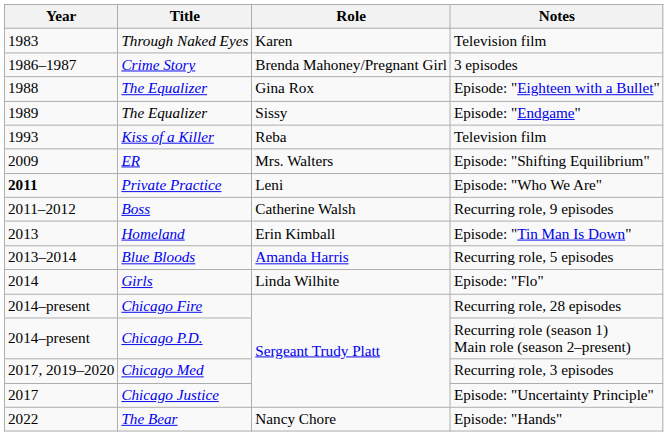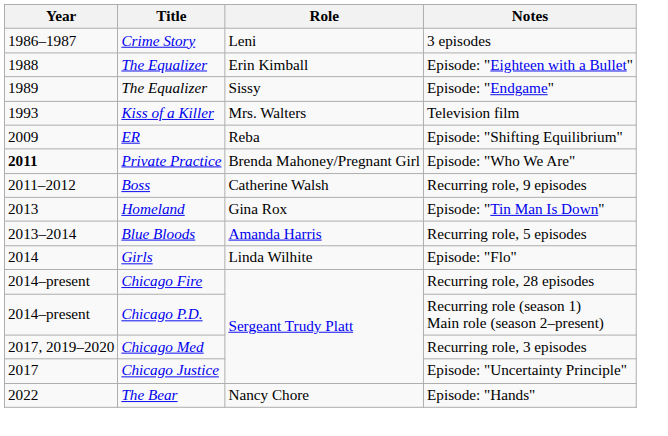- row: (185, 40)
(351, 64) Brenda Mahoney/Pregnant Girl -> (242, 40) Leni
(285, 88) Gina Rox -> (268, 64) Erin Kimball
(271, 137) Reba -> (267, 112) Mrs. Walters
(294, 161) Mrs. Walters -> (244, 137) Reba
(269, 185) Leni -> (324, 161) Brenda Mahoney/Pregnant Girl
(295, 233) Erin Kimball -> (258, 209) Gina Rox
